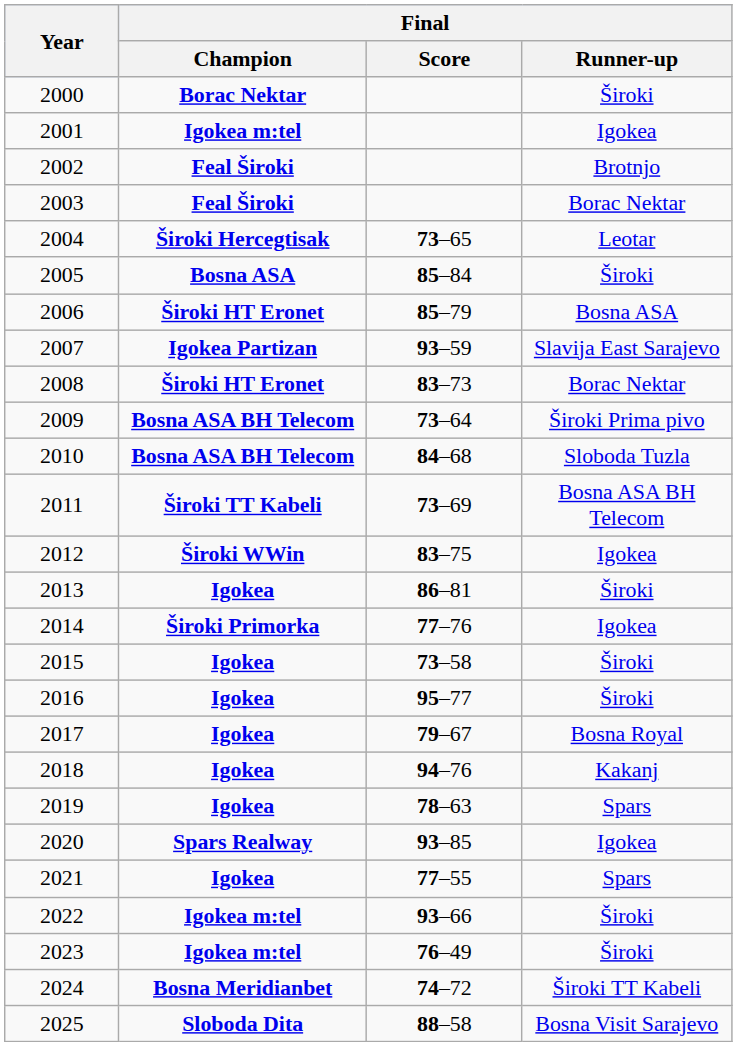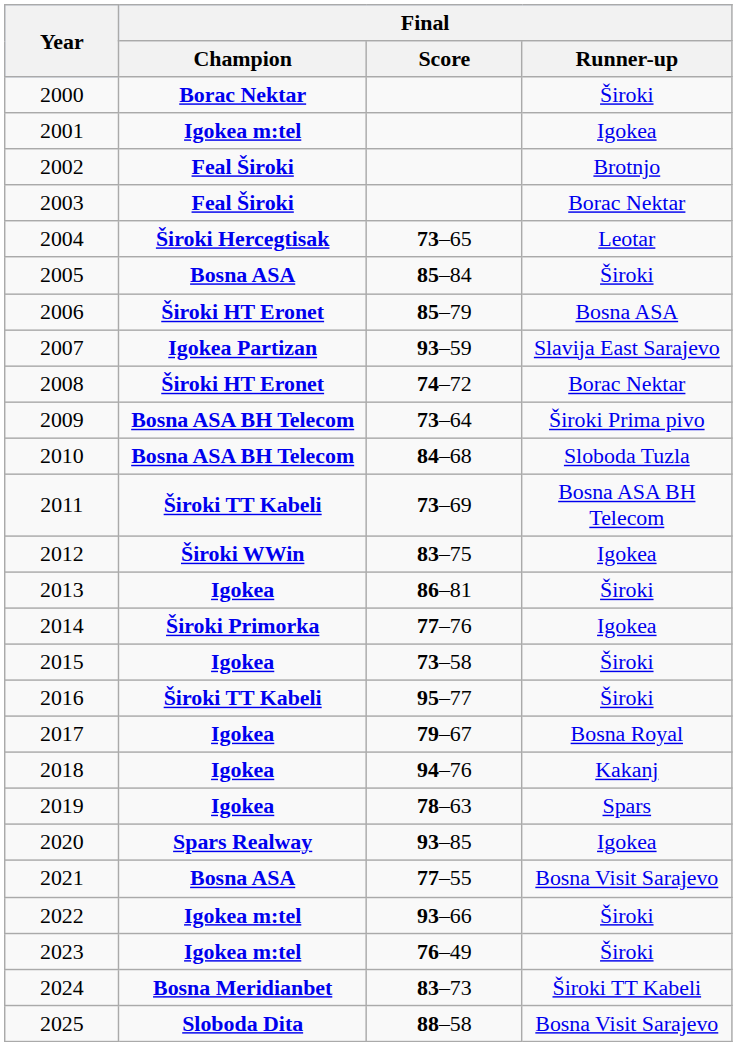(444, 383) 83–73 -> (444, 383) 74–72
(243, 698) Igokea -> (243, 698) Široki TT Kabeli
(243, 878) Igokea -> (243, 878) Bosna ASA
(627, 878) Spars -> (627, 878) Bosna Visit Sarajevo
(444, 986) 74–72 -> (444, 986) 83–73
